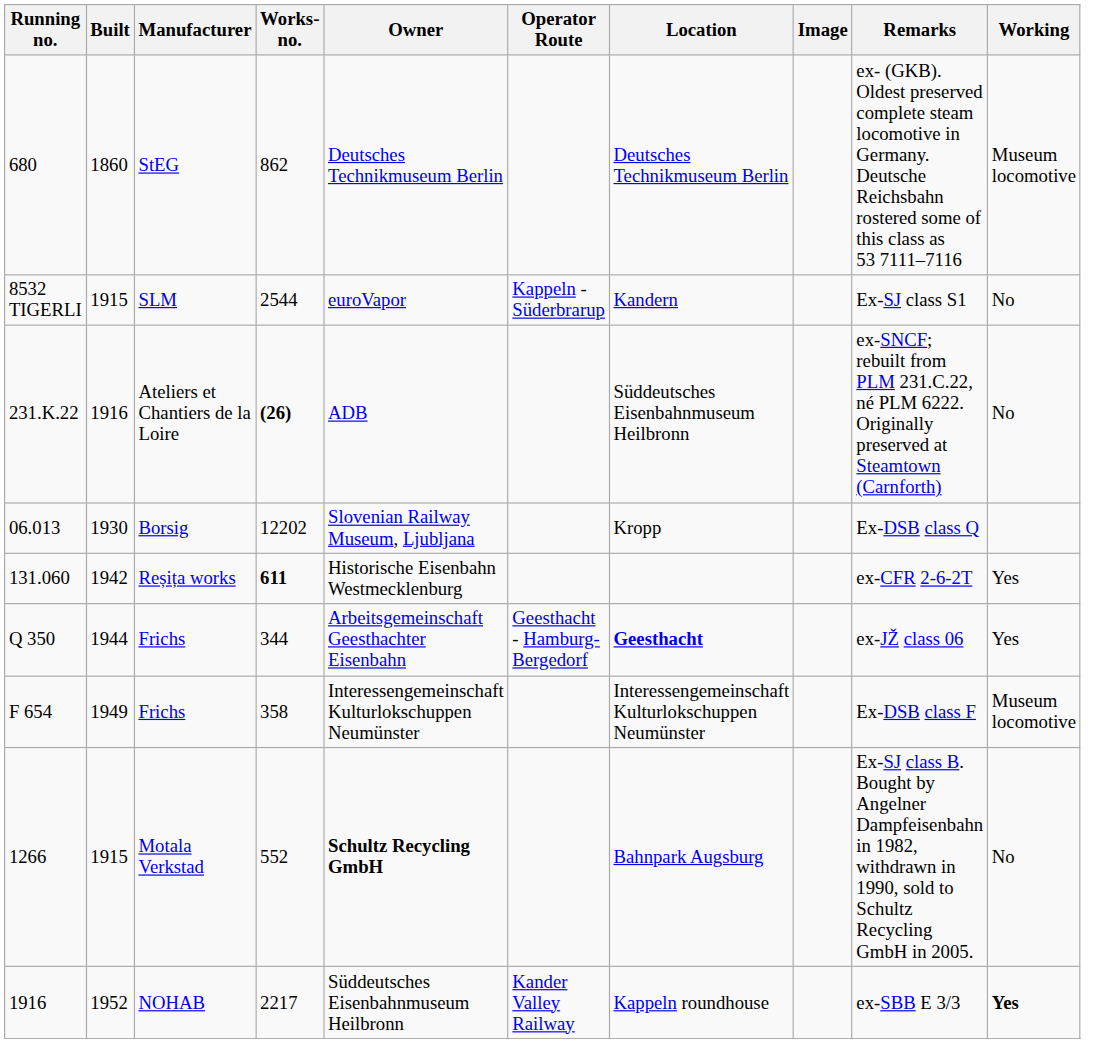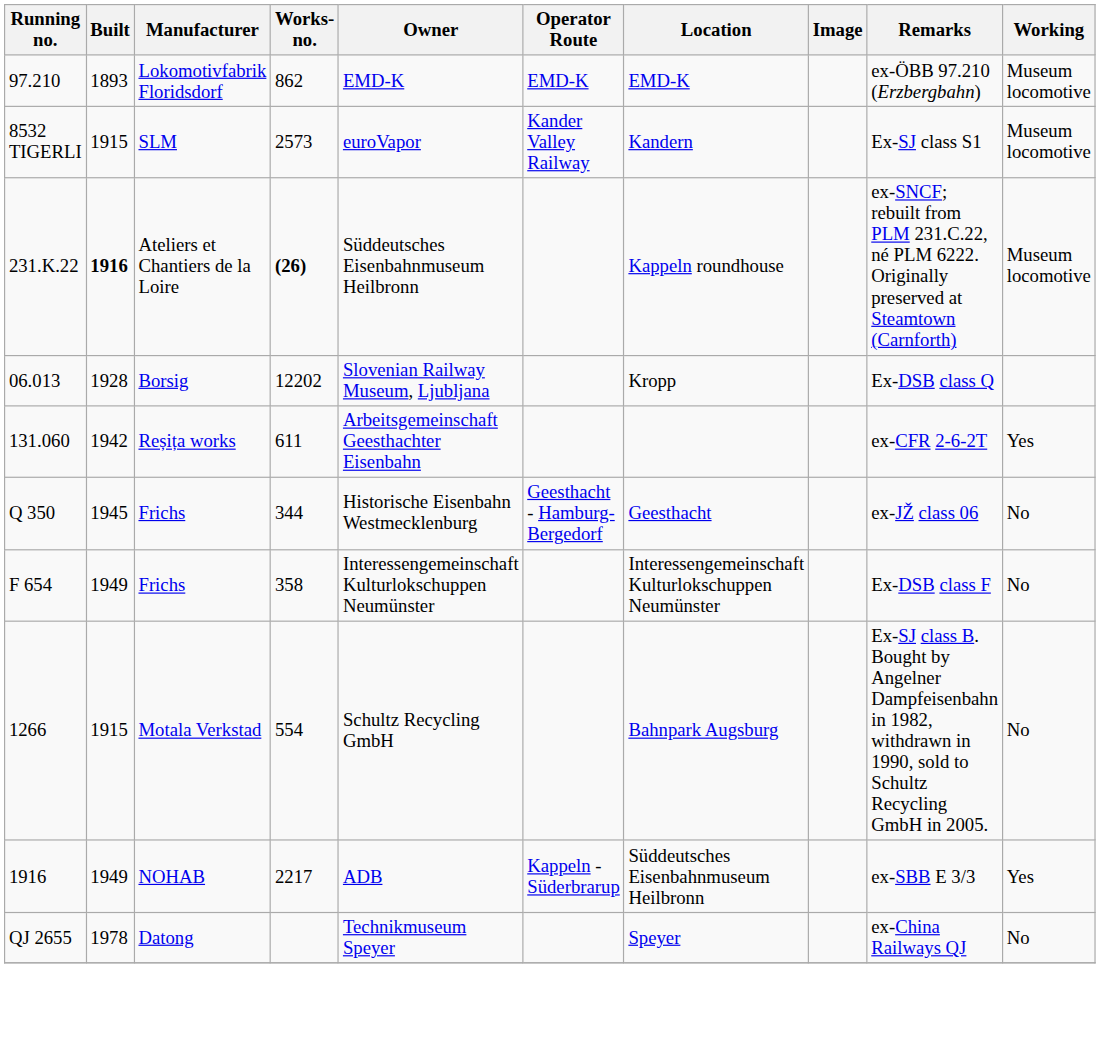- row: (23, 164)
+ row: (35, 80)
(279, 299) 2544 -> (294, 141) 2573
(559, 299) Kappeln - Süderbrarup -> (558, 141) Kander Valley Railway
(1003, 299) No -> (1049, 141) Museum locomotive
(109, 413) normal -> (109, 266) bold
(348, 413) ADB -> (414, 266) Süddeutsches Eisenbahnmuseum Heilbronn
(684, 413) Süddeutsches Eisenbahnmuseum Heilbronn -> (706, 266) Kappeln roundhouse
(1003, 413) No -> (1049, 266) Museum locomotive
(109, 527) 1930 -> (109, 380) 1928
(274, 578) bold -> (289, 441) normal
(412, 578) Historische Eisenbahn Westmecklenburg -> (420, 441) Arbeitsgemeinschaft Geesthachter Eisenbahn
(109, 639) 1944 -> (109, 513) 1945
(405, 639) Arbeitsgemeinschaft Geesthachter Eisenbahn -> (427, 513) Historische Eisenbahn Westmecklenburg
(658, 639) bold -> (670, 513) normal
(1005, 639) Yes -> (1018, 513) No
(1034, 711) Museum locomotive -> (1018, 585) No
(274, 857) 552 -> (289, 730) 554
(399, 857) bold -> (411, 730) normal
(109, 1002) 1952 -> (109, 876) 1949
(399, 1002) Süddeutsches Eisenbahnmuseum Heilbronn -> (363, 876) ADB
(544, 1002) Kander Valley Railway -> (573, 876) Kappeln - Süderbrarup
(691, 1002) Kappeln roundhouse -> (699, 876) Süddeutsches Eisenbahnmuseum Heilbronn
(1005, 1002) bold -> (1020, 876) normal
+ row: (40, 937)
